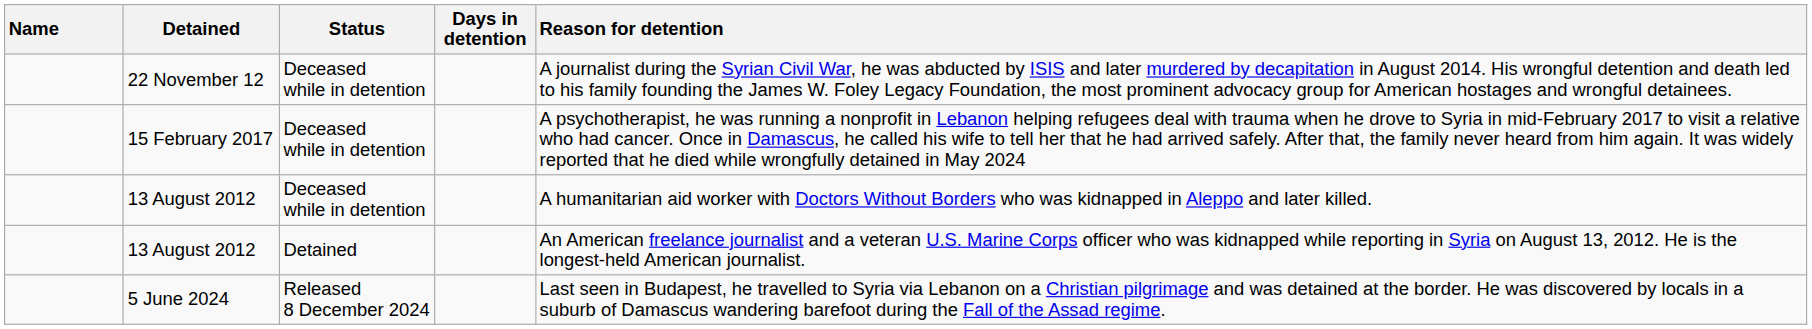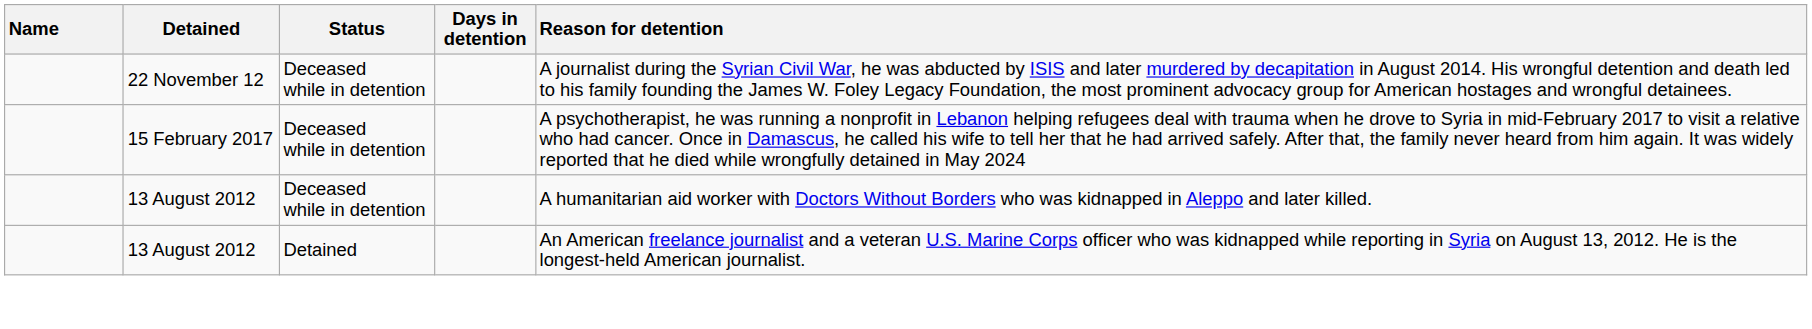- row: (178, 299)
